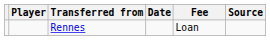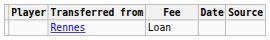columns swapped: (200, 12) <-> (159, 12)
